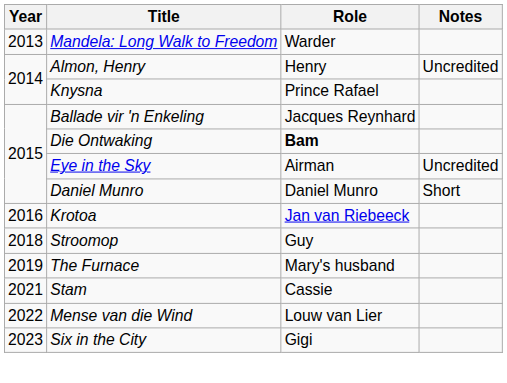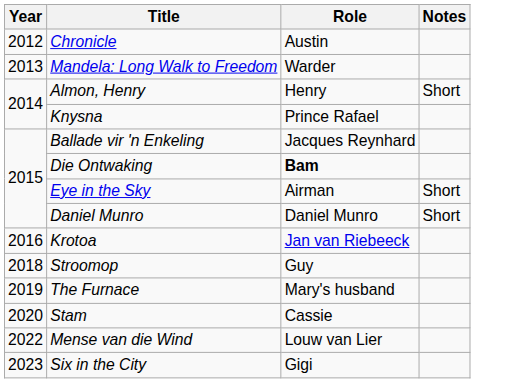+ row: (83, 41)
(461, 66) Uncredited -> (441, 91) Short
(461, 166) Uncredited -> (441, 191) Short
(26, 290) 2021 -> (26, 315) 2020
